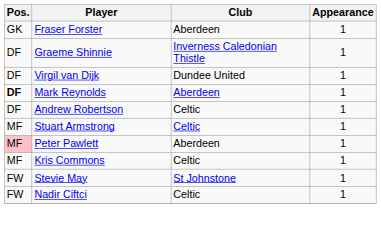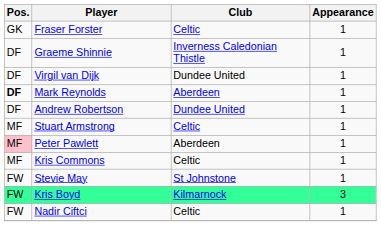(197, 30) Aberdeen -> (187, 30) Celtic
(187, 110) Celtic -> (209, 110) Dundee United
+ row: (57, 195)
